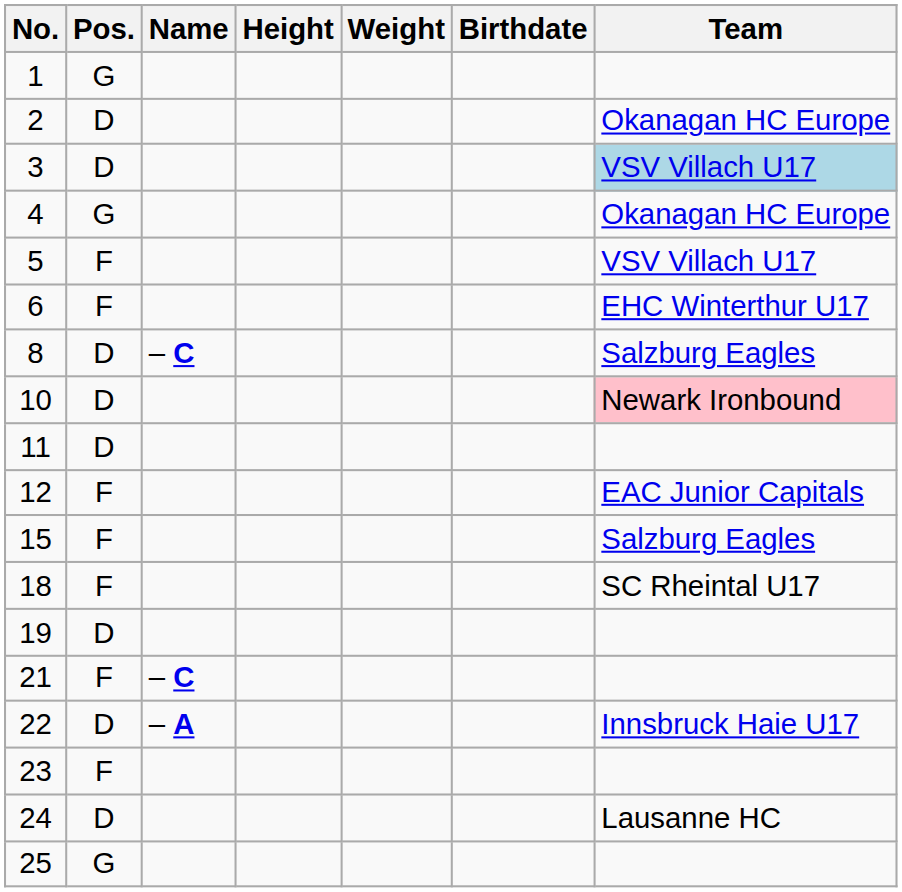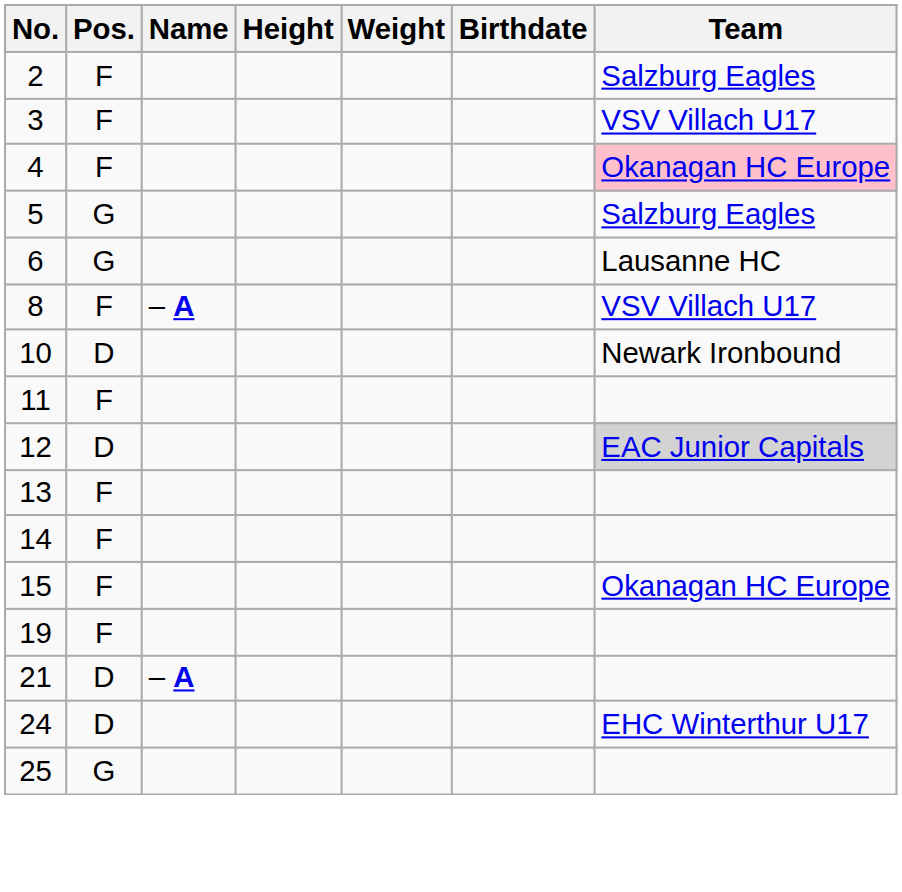- row: (36, 75)
(104, 121) D -> (104, 75) F
(746, 121) Okanagan HC Europe -> (708, 75) Salzburg Eagles
(104, 168) D -> (104, 121) F
(709, 168) lightblue background -> (709, 121) no background
(104, 214) G -> (104, 168) F
(746, 214) no background -> (746, 168) pink background
(104, 261) F -> (104, 214) G
(709, 261) VSV Villach U17 -> (708, 214) Salzburg Eagles
(104, 307) F -> (104, 261) G
(735, 307) EHC Winterthur U17 -> (691, 261) Lausanne HC
(104, 353) D -> (104, 307) F
(172, 353) – C -> (172, 307) – A
(708, 353) Salzburg Eagles -> (709, 307) VSV Villach U17
(721, 400) pink background -> (721, 353) no background
(104, 446) D -> (104, 400) F
(104, 493) F -> (104, 446) D
(733, 493) no background -> (733, 446) lightgrey background
+ row: (36, 493)
+ row: (36, 539)
(708, 539) Salzburg Eagles -> (746, 586) Okanagan HC Europe
- row: (36, 586)
(104, 632) D -> (104, 632) F
(104, 678) F -> (104, 678) D
(172, 678) – C -> (172, 678) – A
- row: (36, 725)
- row: (36, 771)
(691, 818) Lausanne HC -> (735, 725) EHC Winterthur U17
